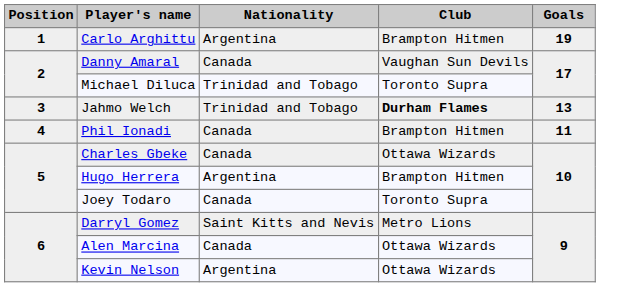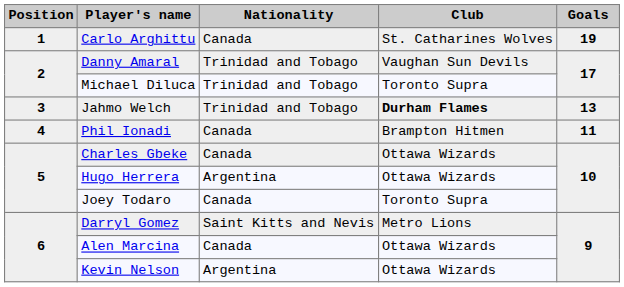(240, 39) Argentina -> (228, 39) Canada
(443, 39) Brampton Hitmen -> (467, 39) St. Catharines Wolves
(228, 62) Canada -> (280, 62) Trinidad and Tobago
(443, 178) Brampton Hitmen -> (439, 178) Ottawa Wizards
